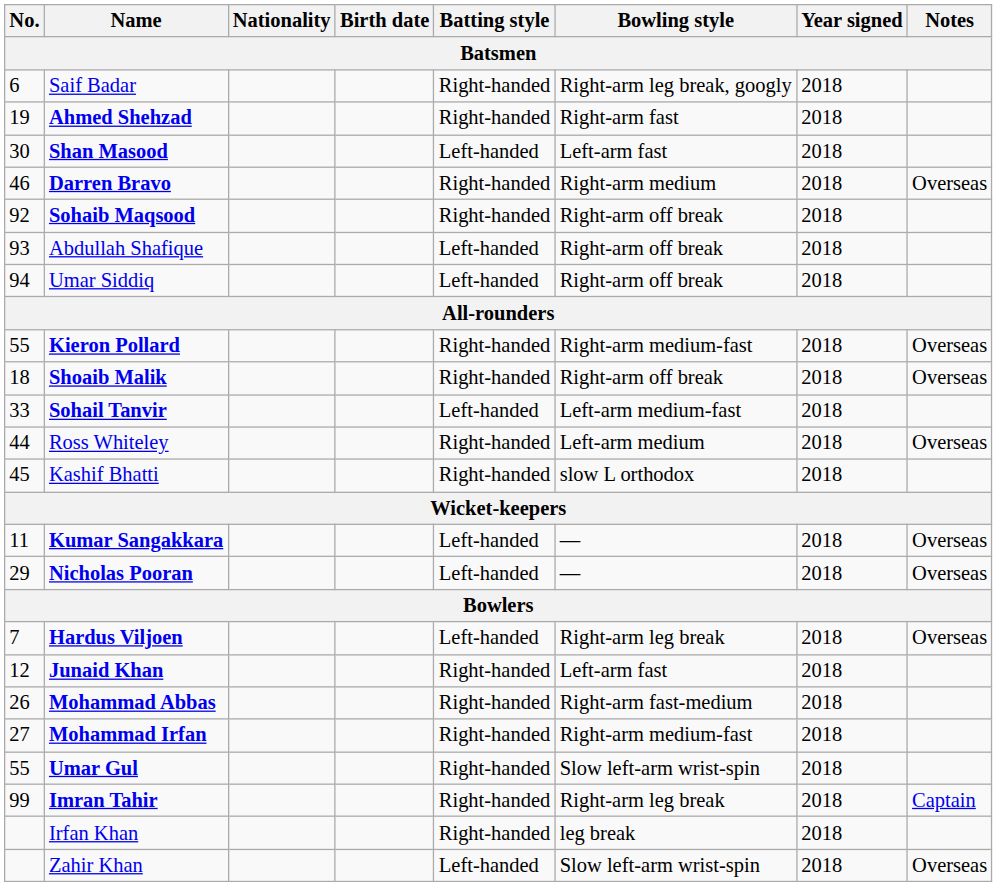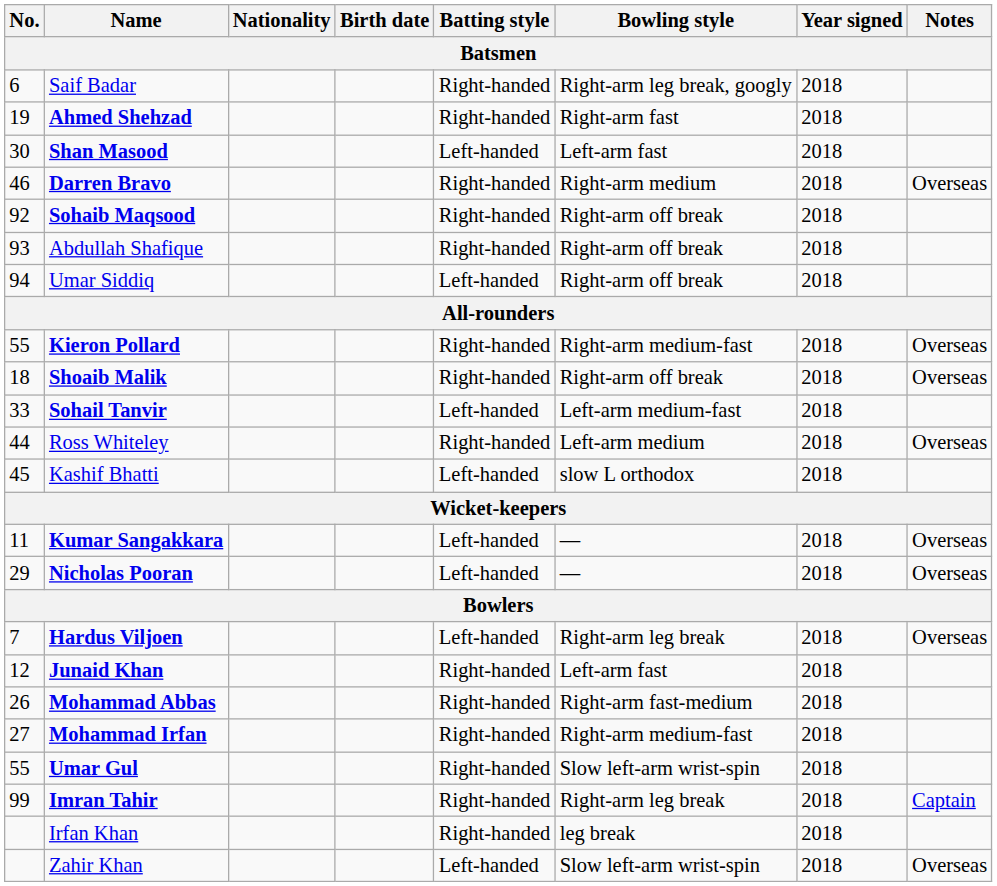(489, 248) Left-handed -> (495, 248) Right-handed
(495, 475) Right-handed -> (489, 475) Left-handed
